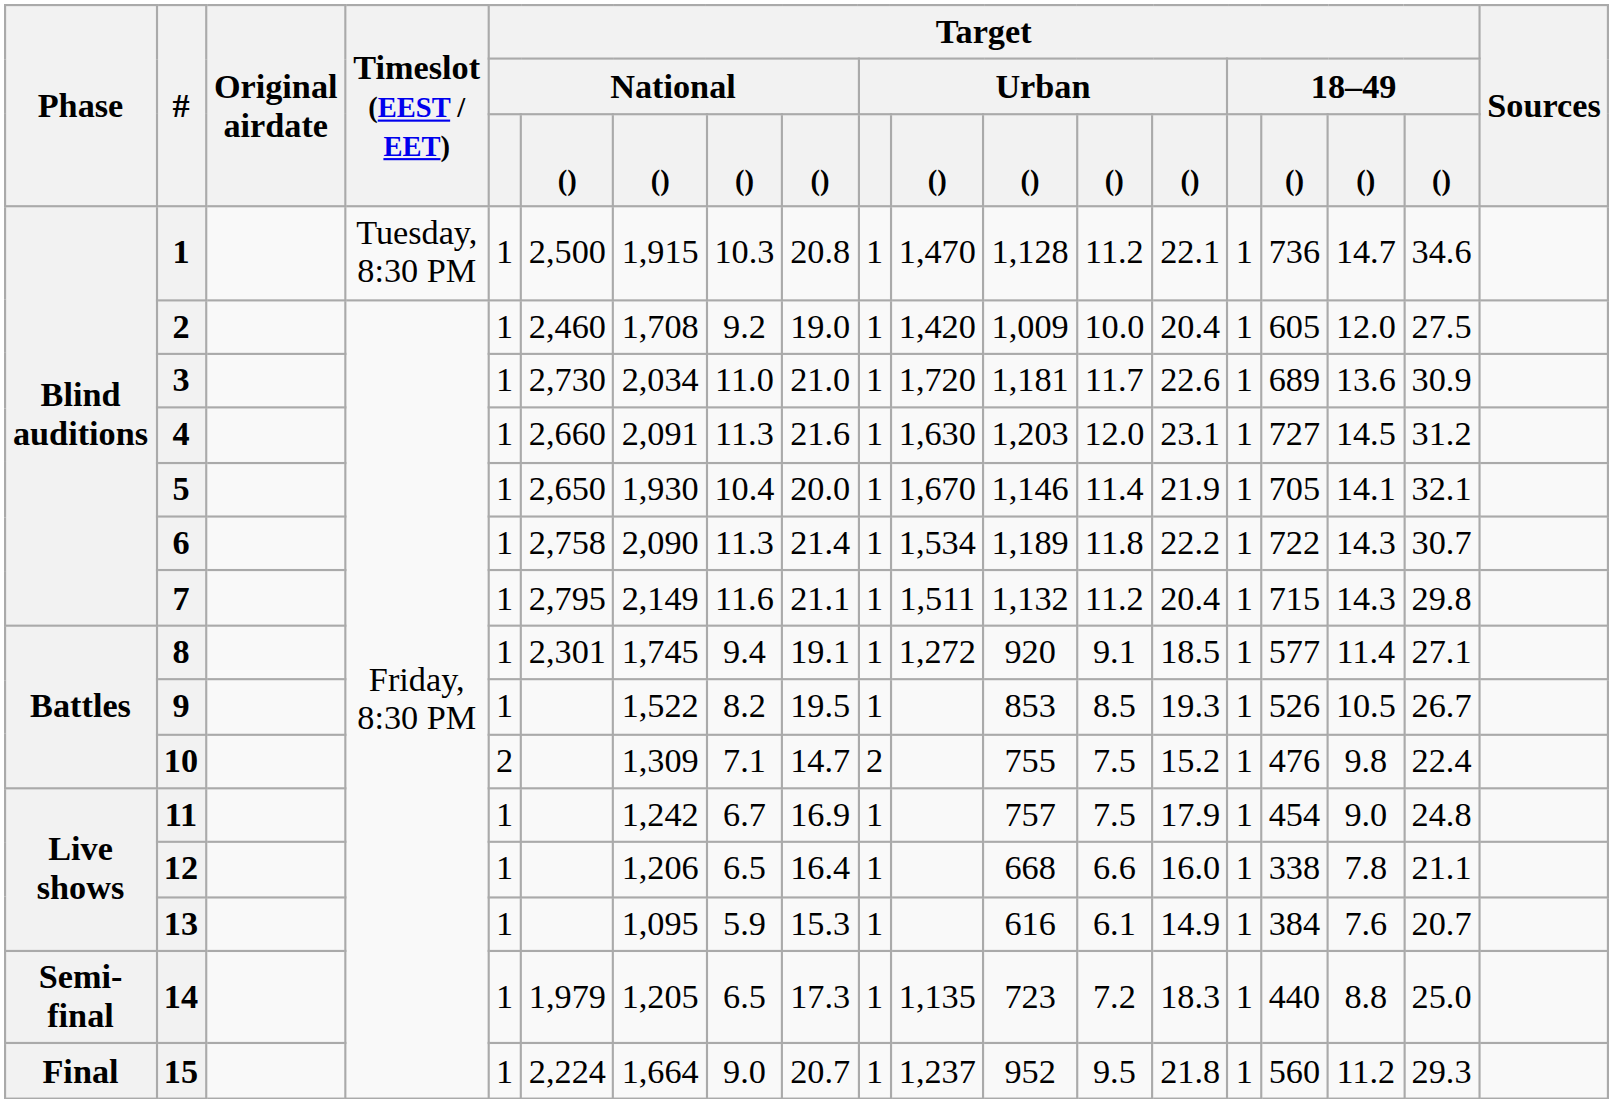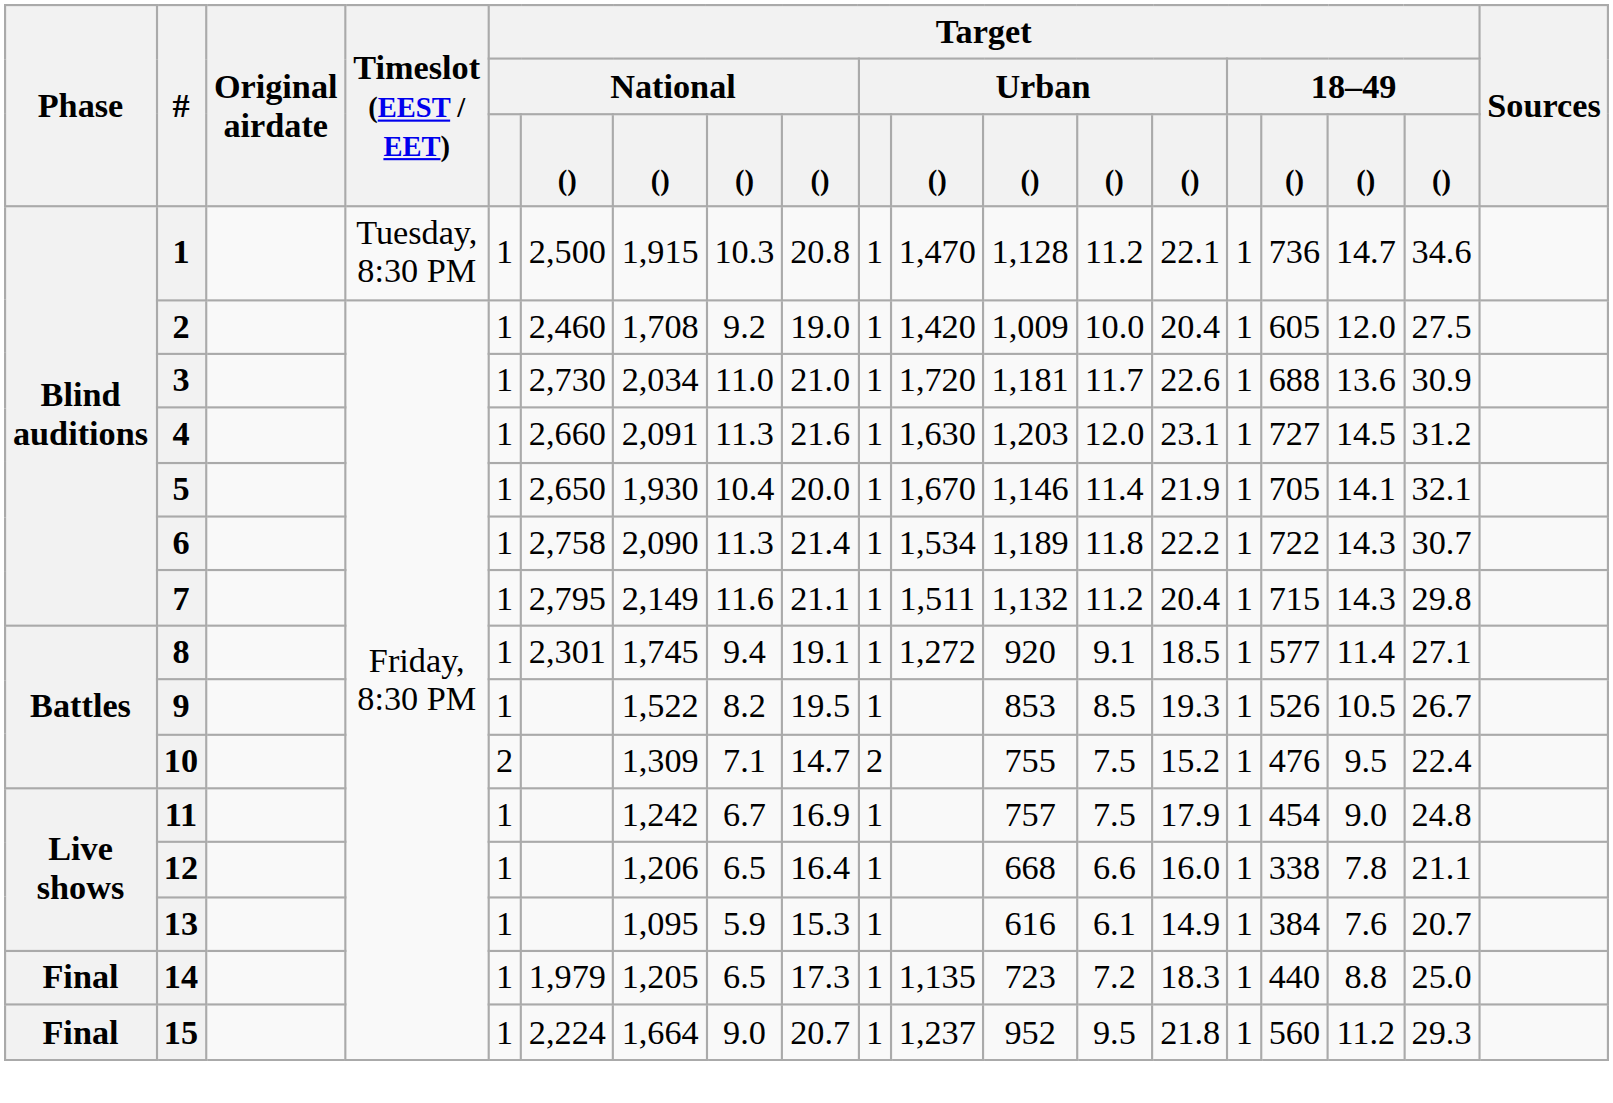(1294, 380) 689 -> (1294, 380) 688
(1366, 760) 9.8 -> (1366, 760) 9.5
(81, 996) Semi-final -> (81, 977) Final
